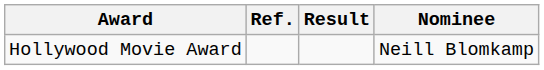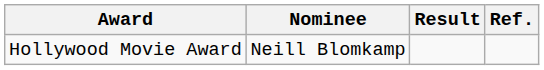columns swapped: (456, 20) <-> (273, 20)
